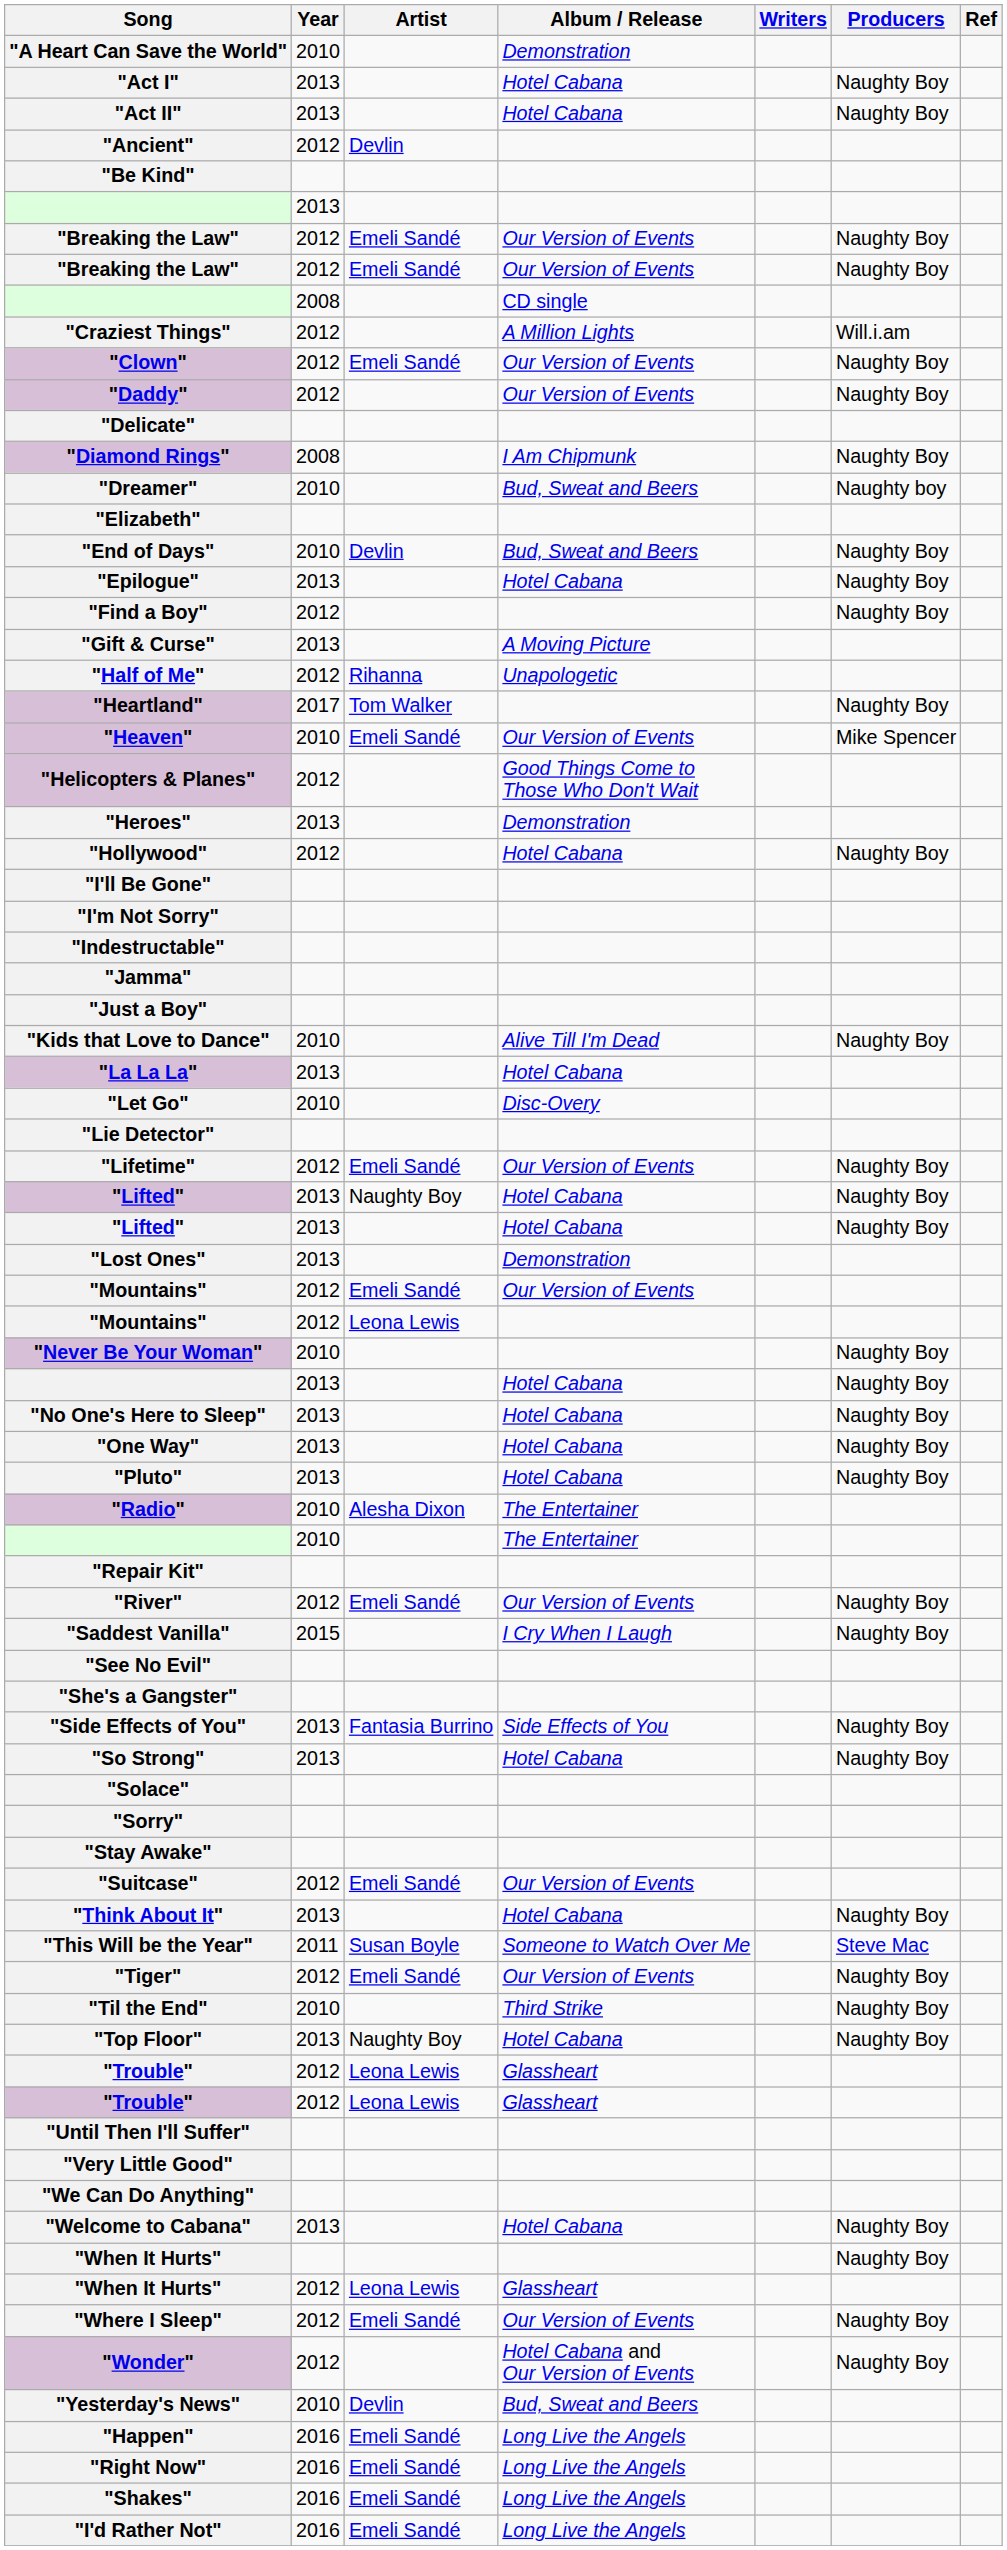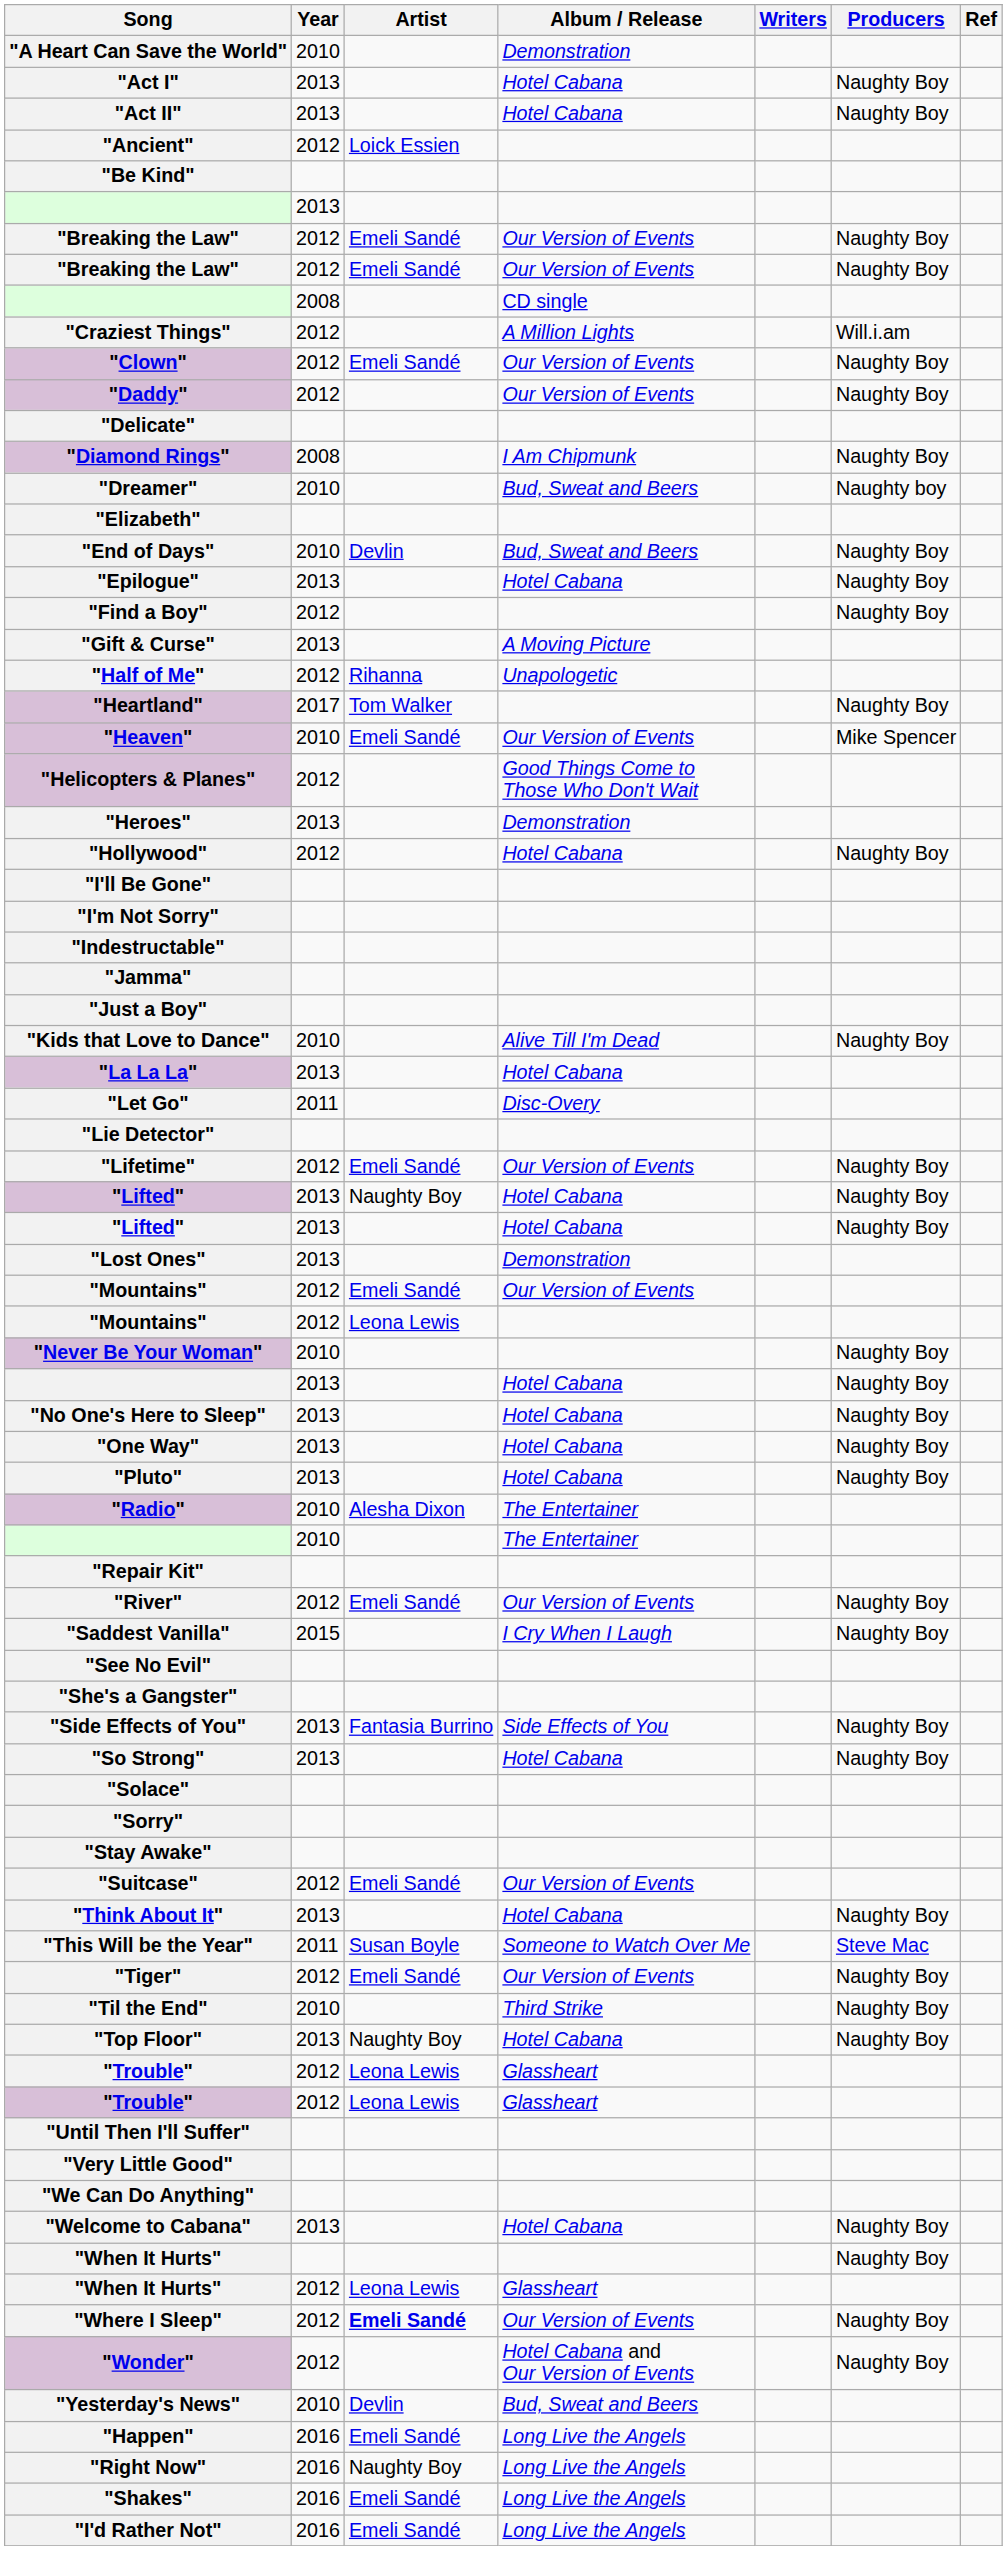(376, 144) Devlin -> (404, 144) Loick Essien
(318, 1103) 2010 -> (317, 1103) 2011
(405, 2320) normal -> (407, 2320) bold
(405, 2467) Emeli Sandé -> (405, 2467) Naughty Boy
